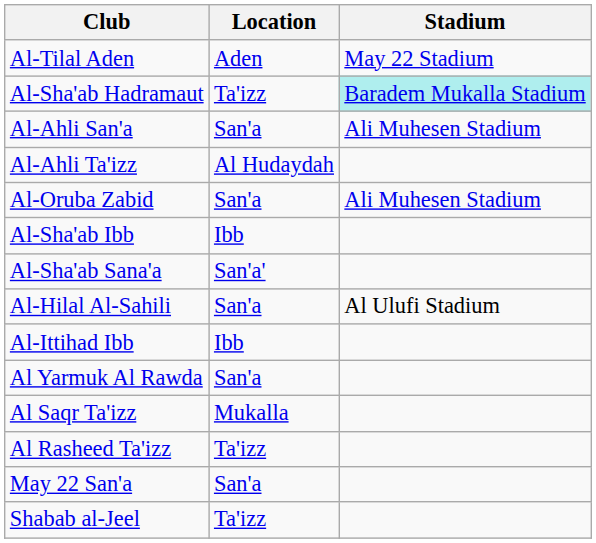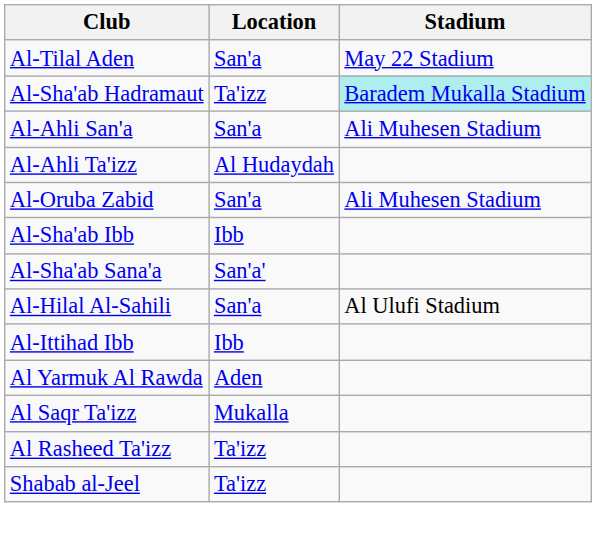(238, 57) Aden -> (238, 57) San'a
(238, 377) San'a -> (238, 377) Aden
- row: (71, 484)
